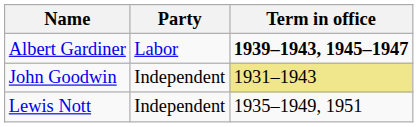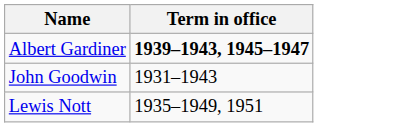- column: (180, 19)
(275, 77) khaki background -> (176, 77) no background
